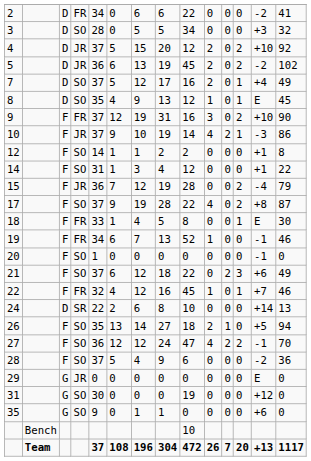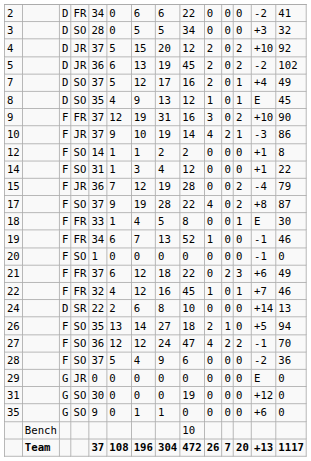(80, 274) SO -> (80, 274) FR
